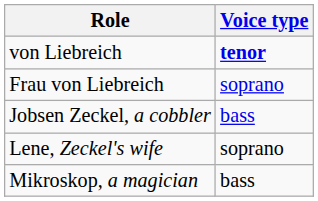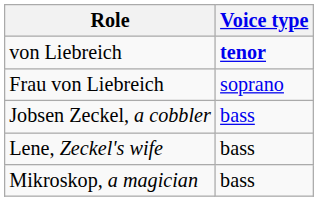(252, 148) soprano -> (237, 148) bass
